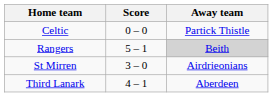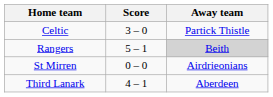(136, 30) 0 – 0 -> (136, 30) 3 – 0
(136, 65) 3 – 0 -> (136, 65) 0 – 0
